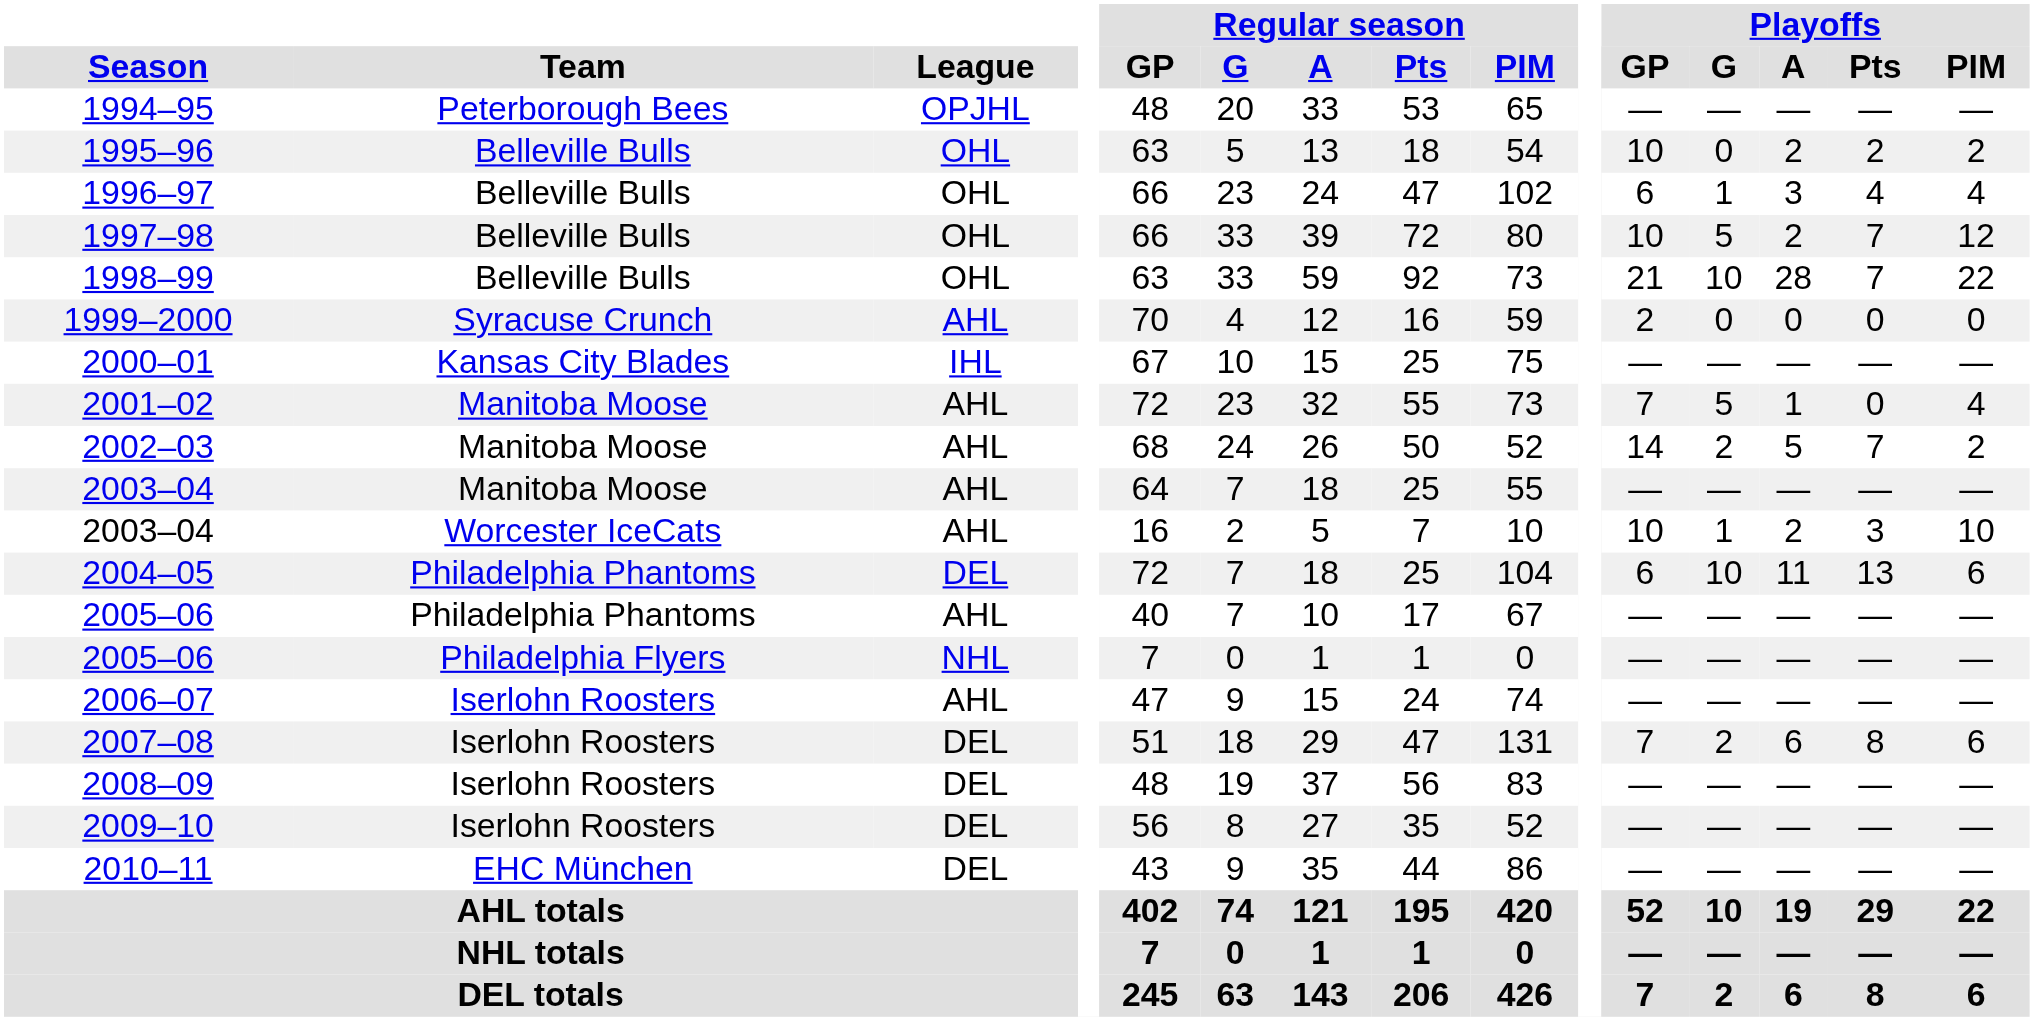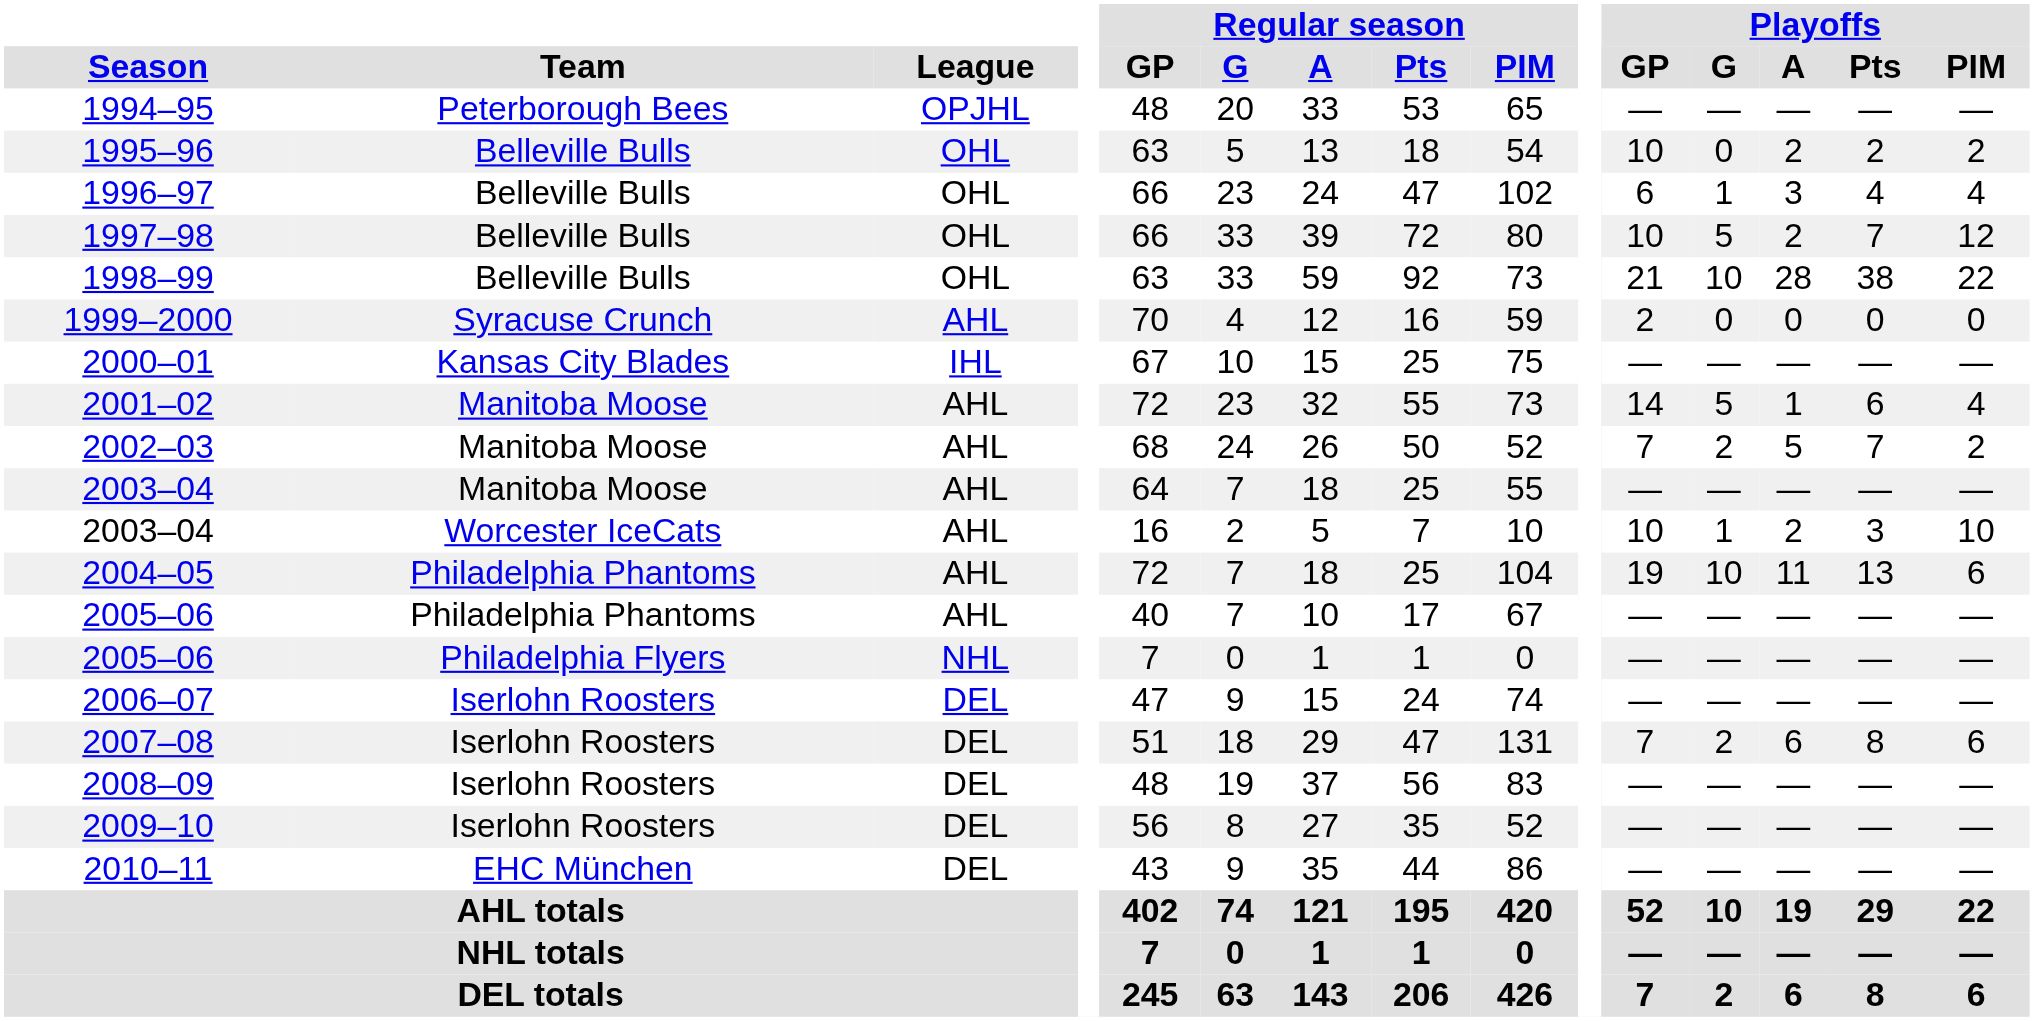(1875, 277) 7 -> (1875, 277) 38
(1645, 404) 7 -> (1645, 404) 14
(1875, 404) 0 -> (1875, 404) 6
(1645, 446) 14 -> (1645, 446) 7
(975, 573) DEL -> (975, 573) AHL
(1645, 573) 6 -> (1645, 573) 19
(975, 699) AHL -> (975, 699) DEL
